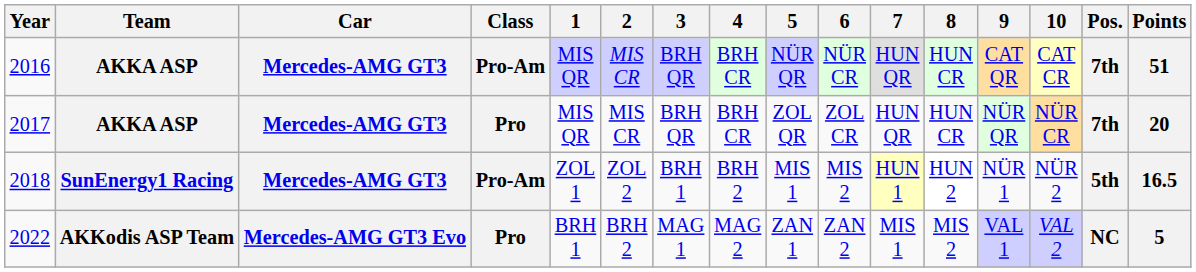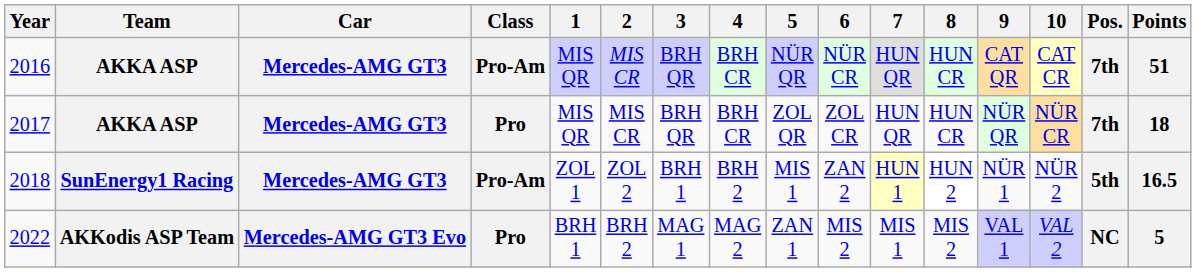(1159, 123) 20 -> (1159, 123) 18
(845, 180) MIS 2 -> (845, 180) ZAN 2
(845, 237) ZAN 2 -> (845, 237) MIS 2
